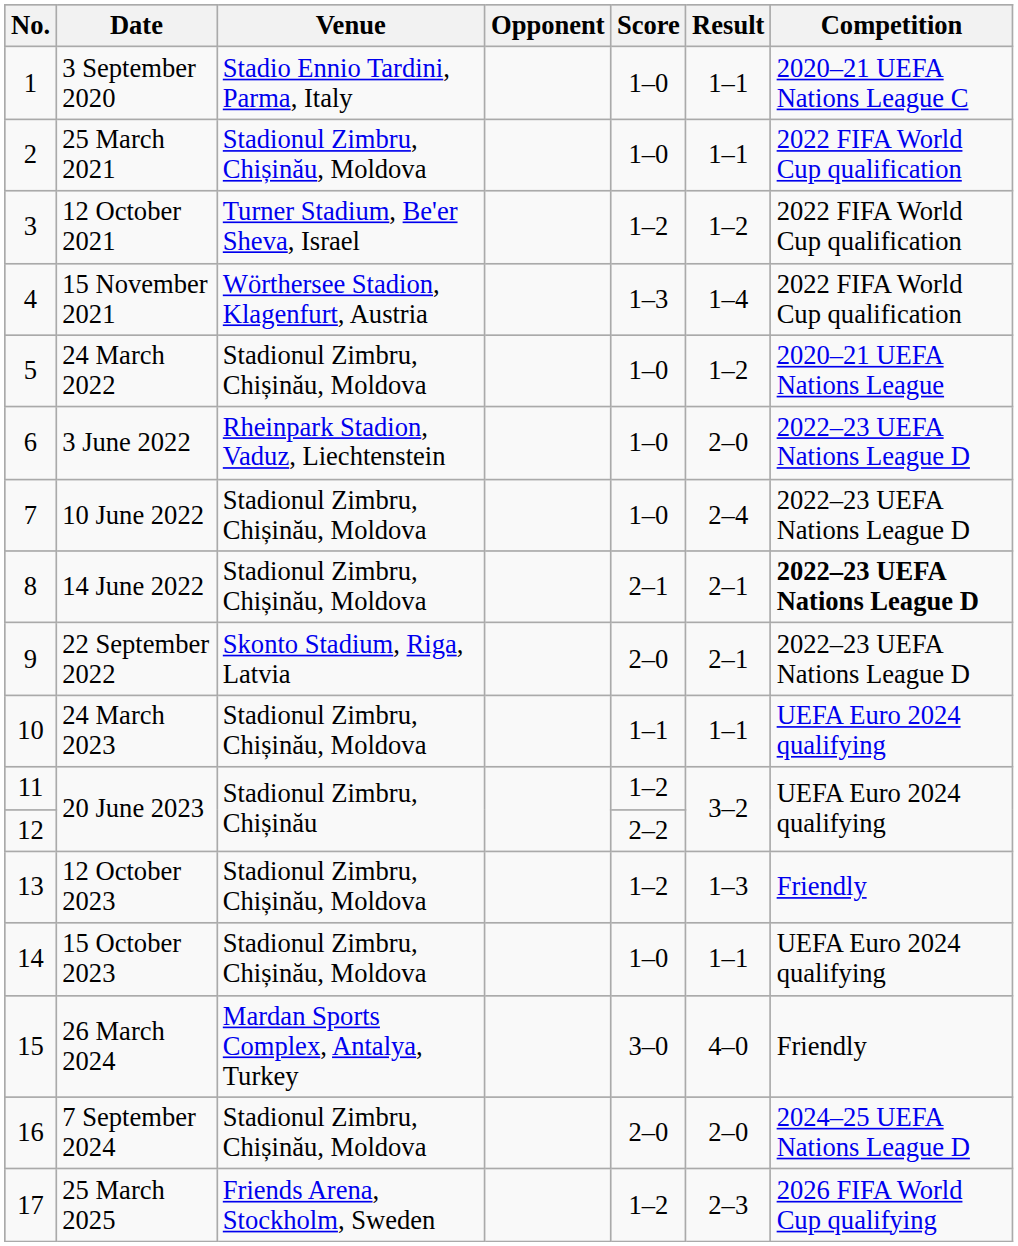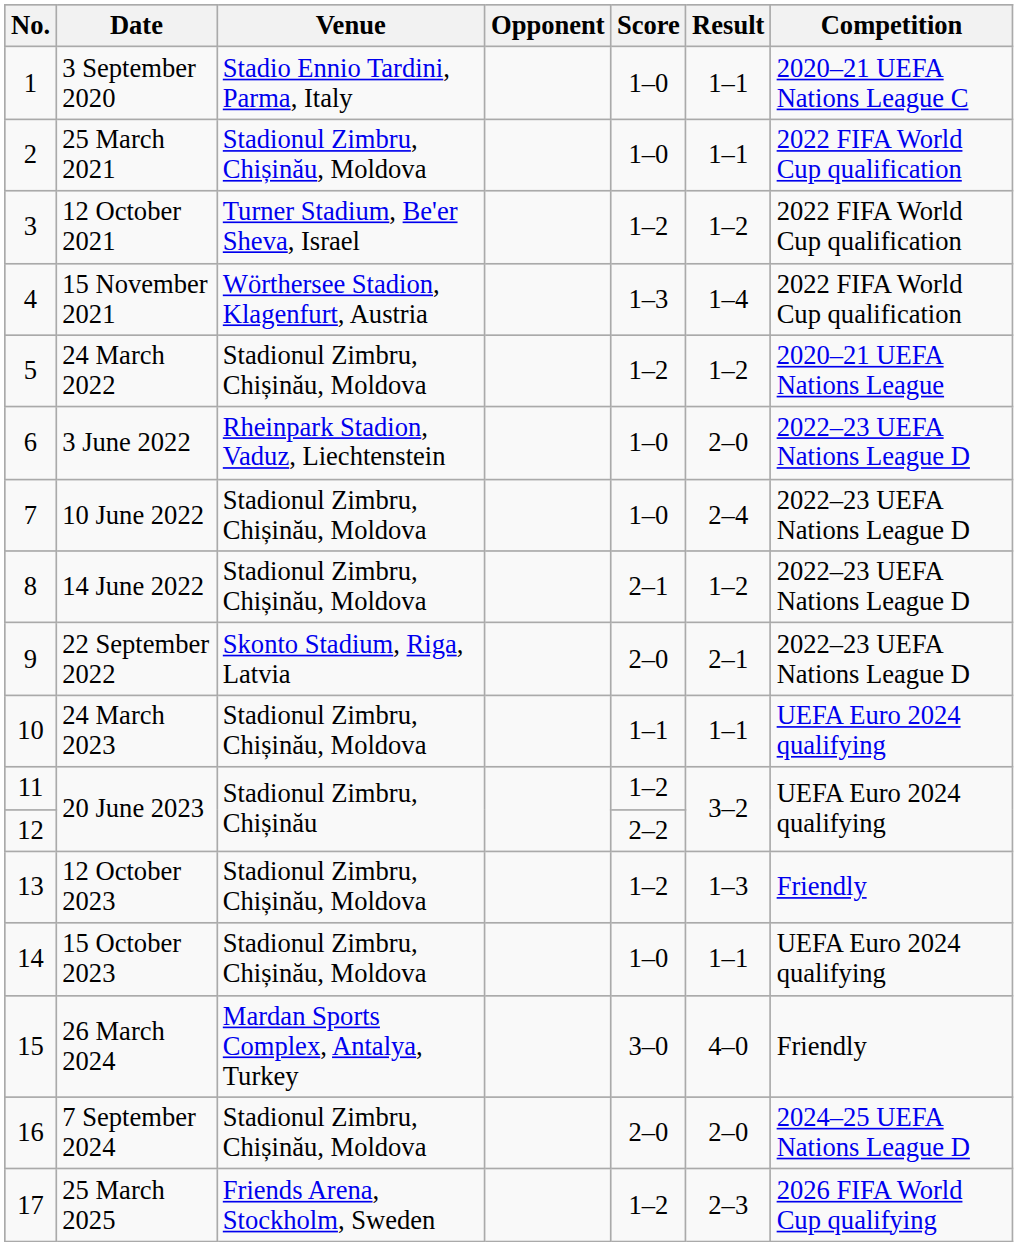(648, 370) 1–0 -> (648, 370) 1–2
(728, 586) 2–1 -> (728, 586) 1–2
(878, 586) bold -> (873, 586) normal
